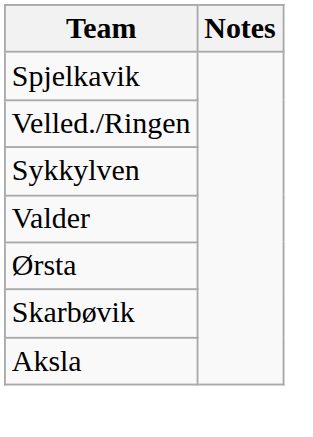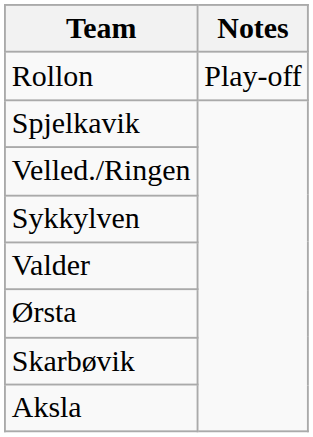+ row: (53, 75)
